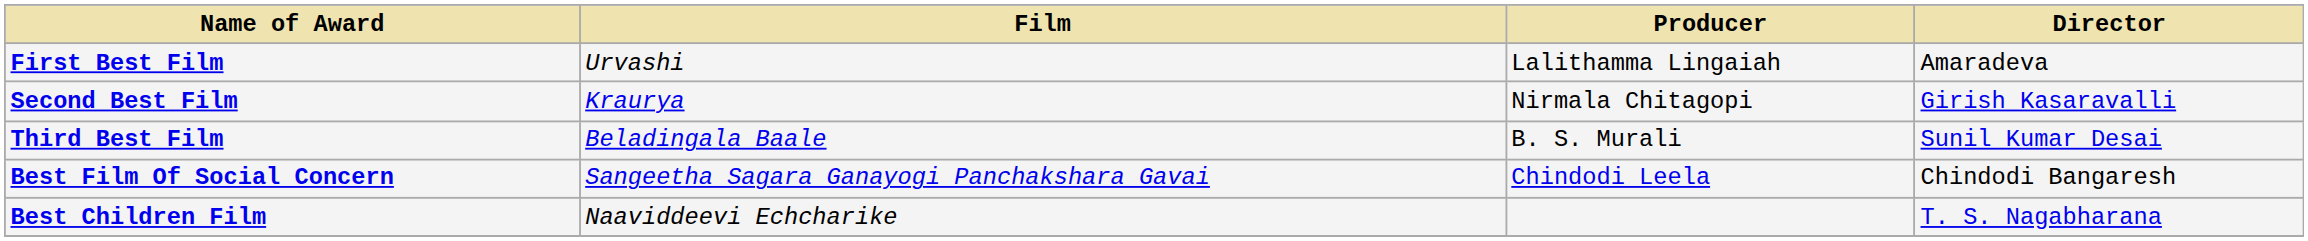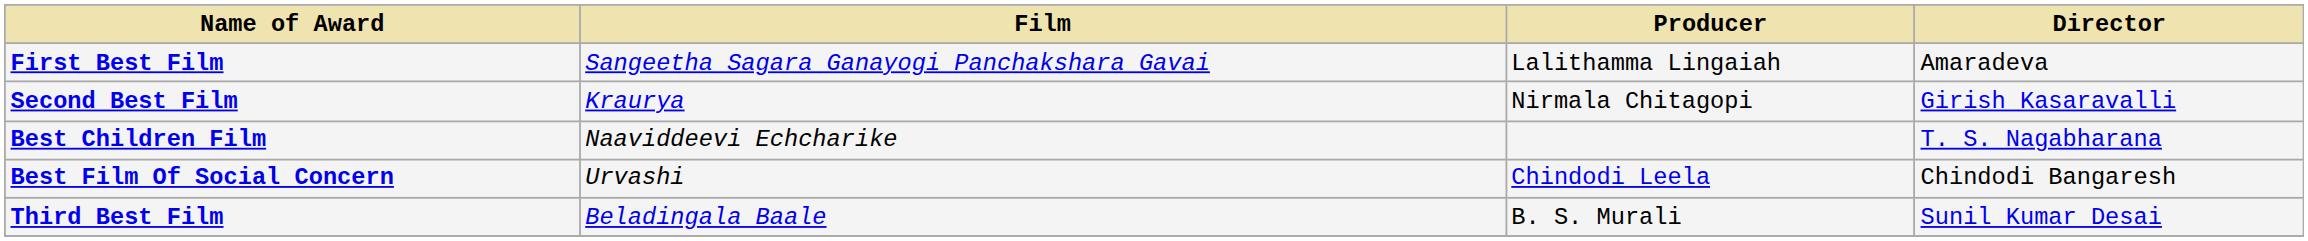(635, 63) Urvashi -> (898, 63) Sangeetha Sagara Ganayogi Panchakshara Gavai
rows swapped: (117, 140) <-> (138, 217)
(898, 178) Sangeetha Sagara Ganayogi Panchakshara Gavai -> (635, 178) Urvashi
